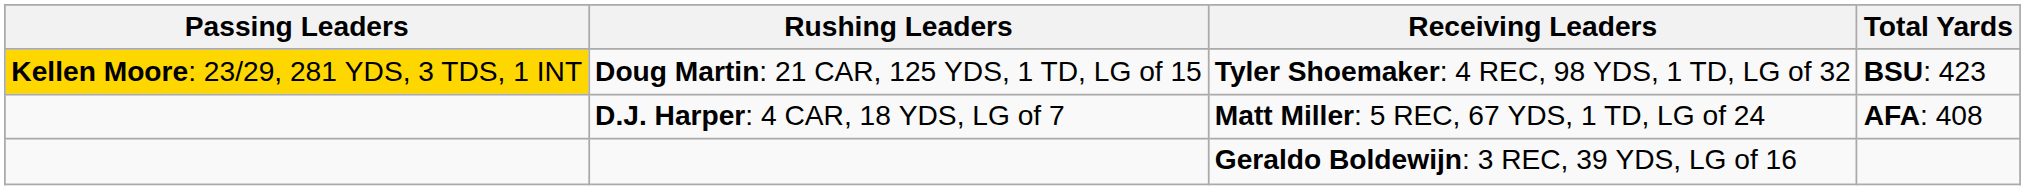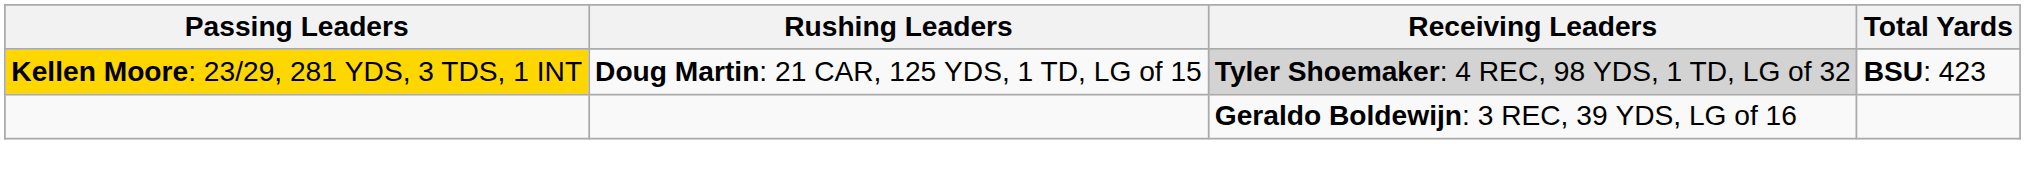(1533, 71) no background -> (1533, 71) lightgrey background
- row: (830, 116)
